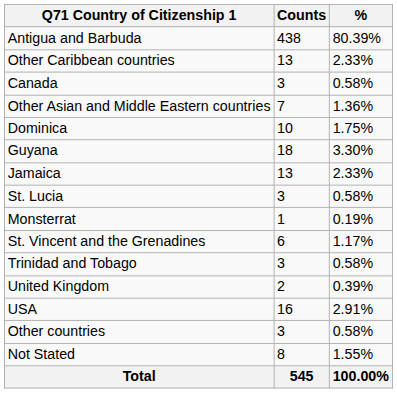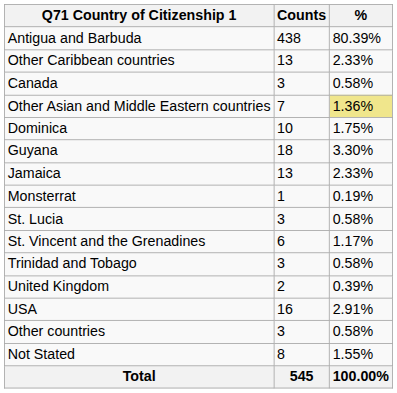(353, 106) no background -> (353, 106) khaki background
rows swapped: (42, 219) <-> (35, 196)
